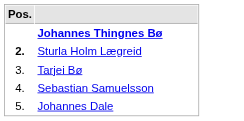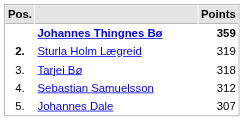+ column: (218, 14)
